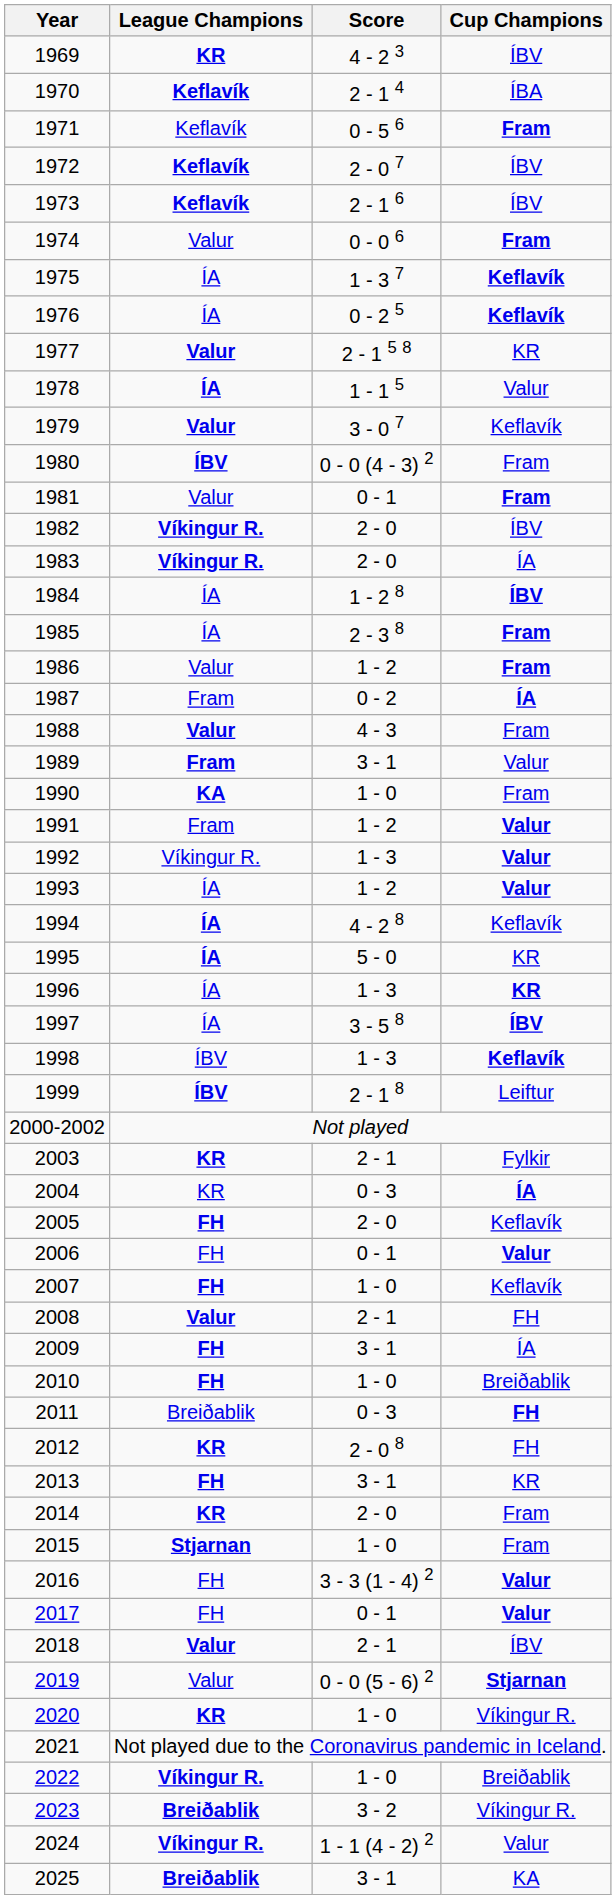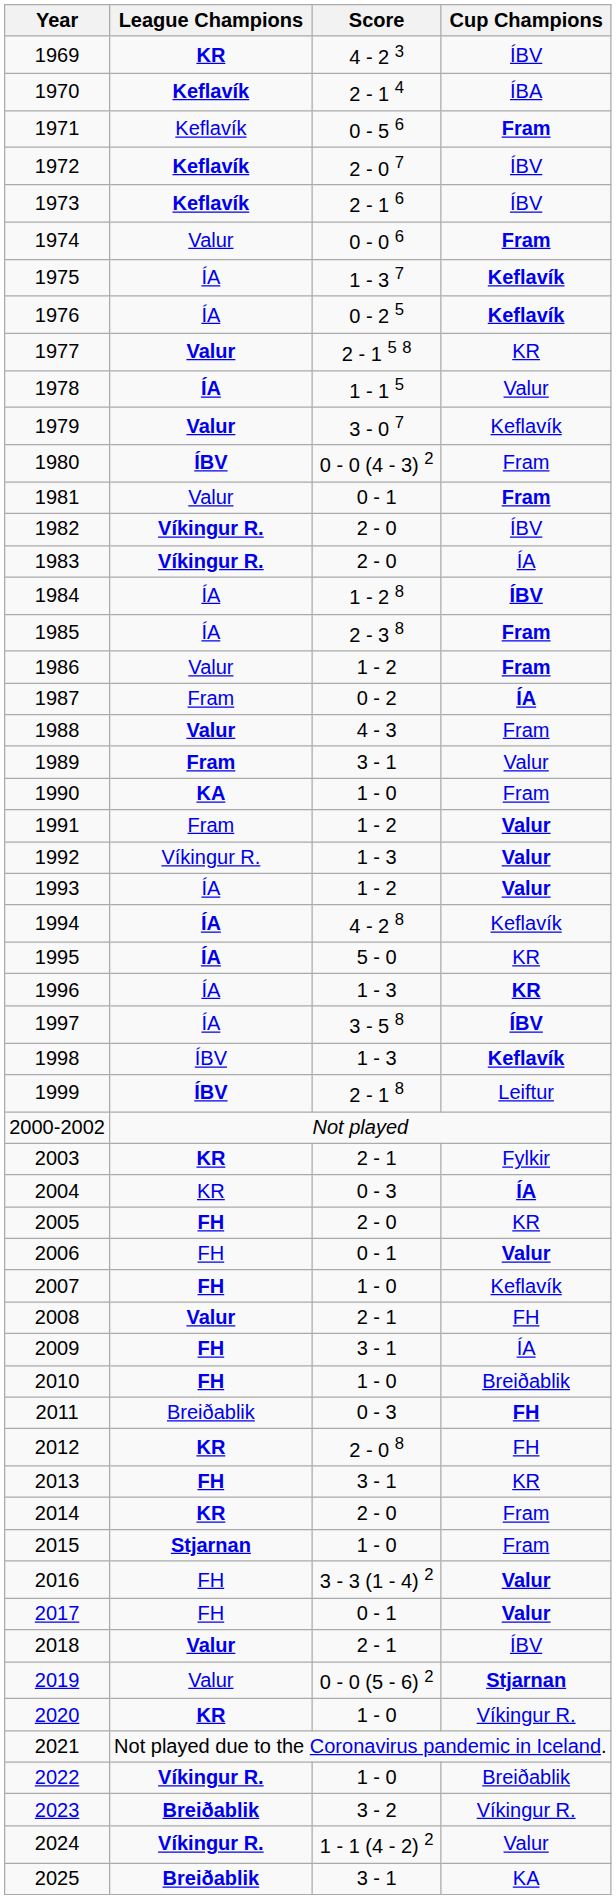(526, 1222) Keflavík -> (526, 1222) KR
